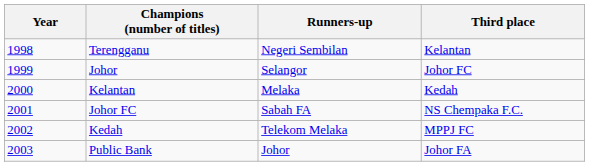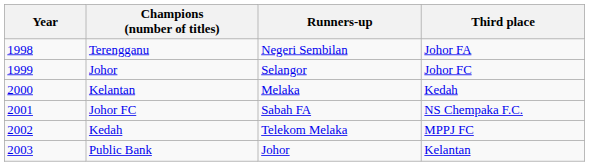(447, 49) Kelantan -> (448, 49) Johor FA
(448, 150) Johor FA -> (447, 150) Kelantan
